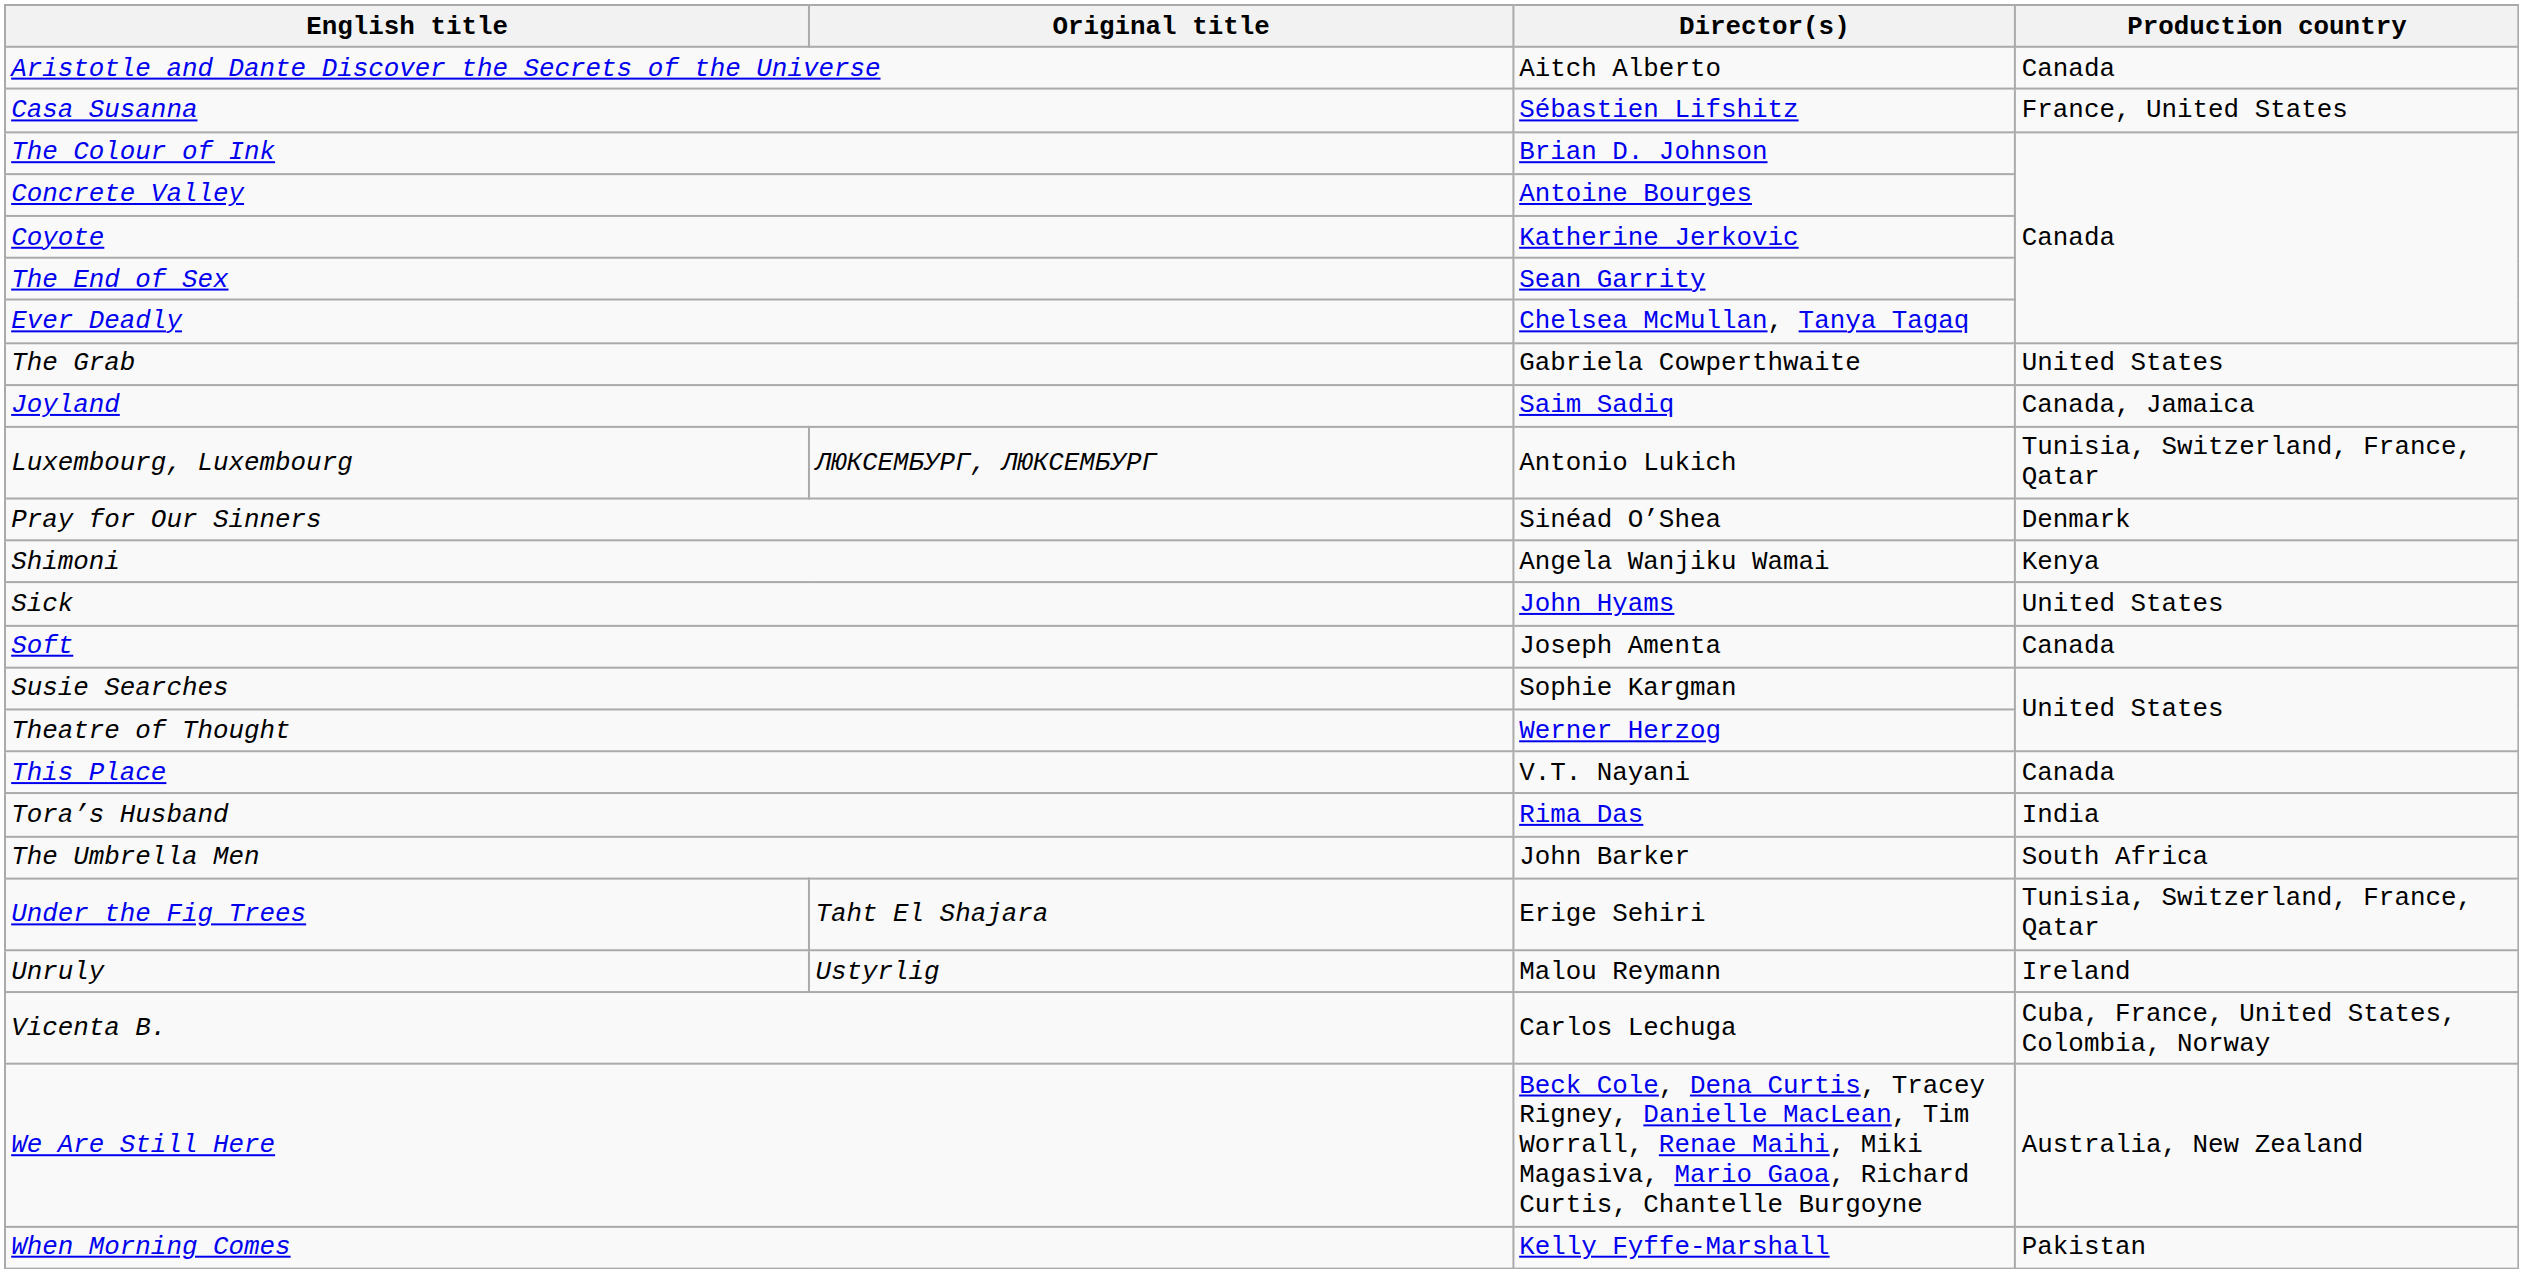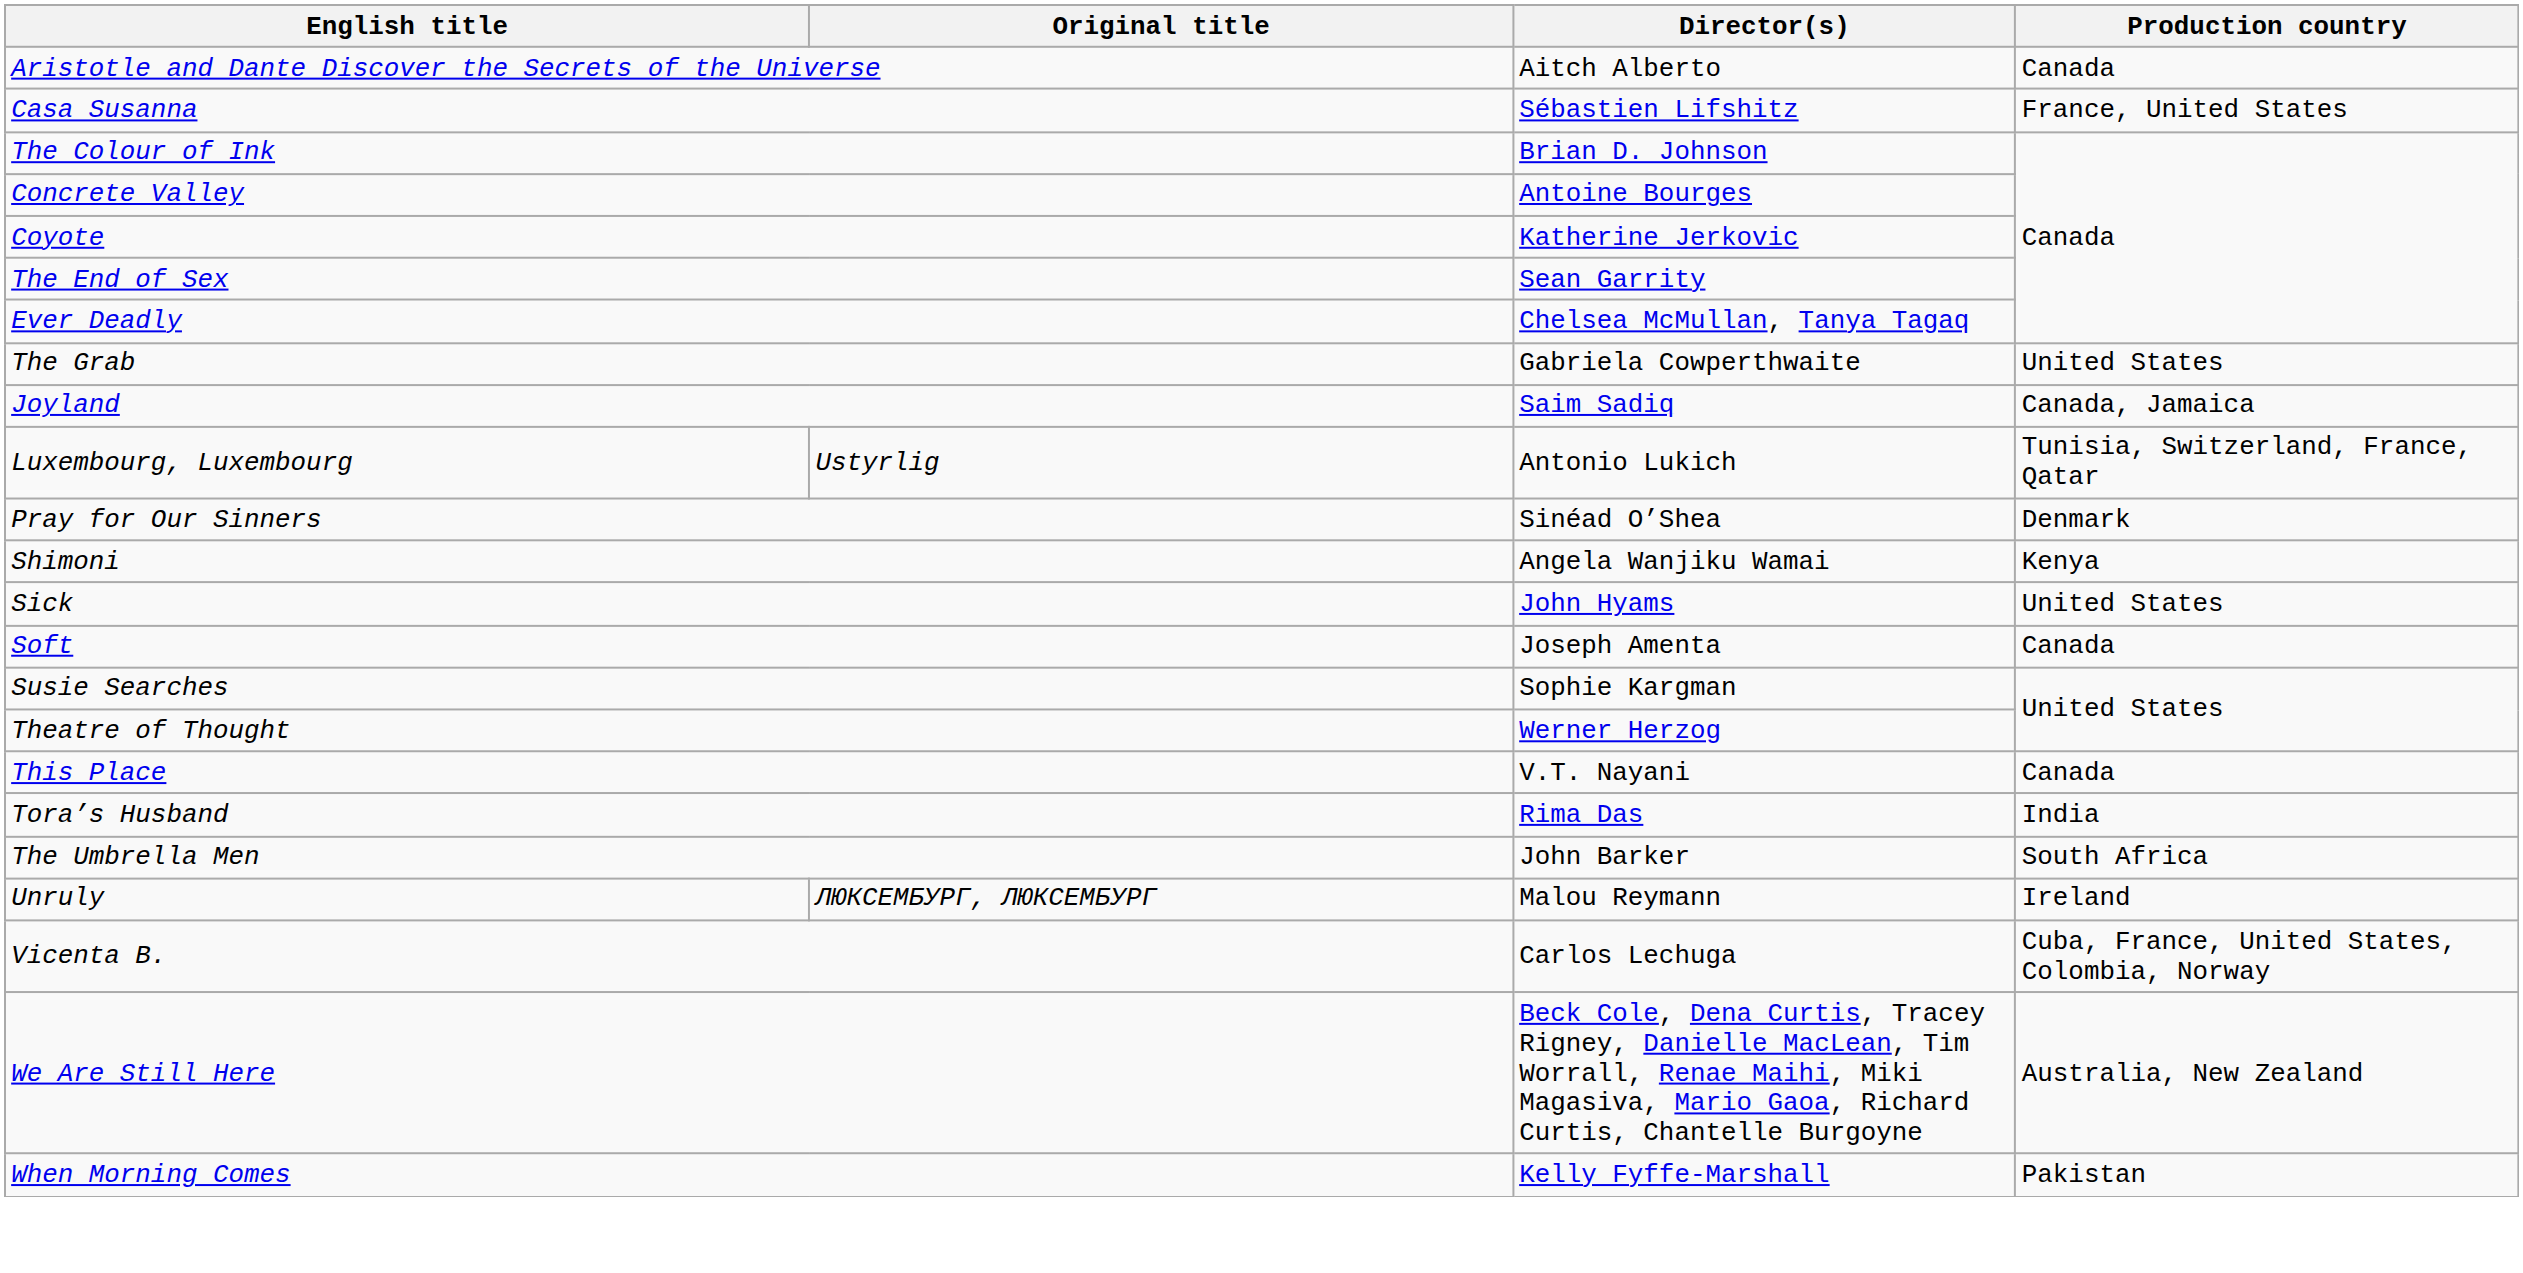(986, 463) ЛЮКСЕМБУРГ, ЛЮКСЕМБУРГ -> (878, 463) Ustyrlig
- row: (159, 914)
(878, 971) Ustyrlig -> (986, 899) ЛЮКСЕМБУРГ, ЛЮКСЕМБУРГ
